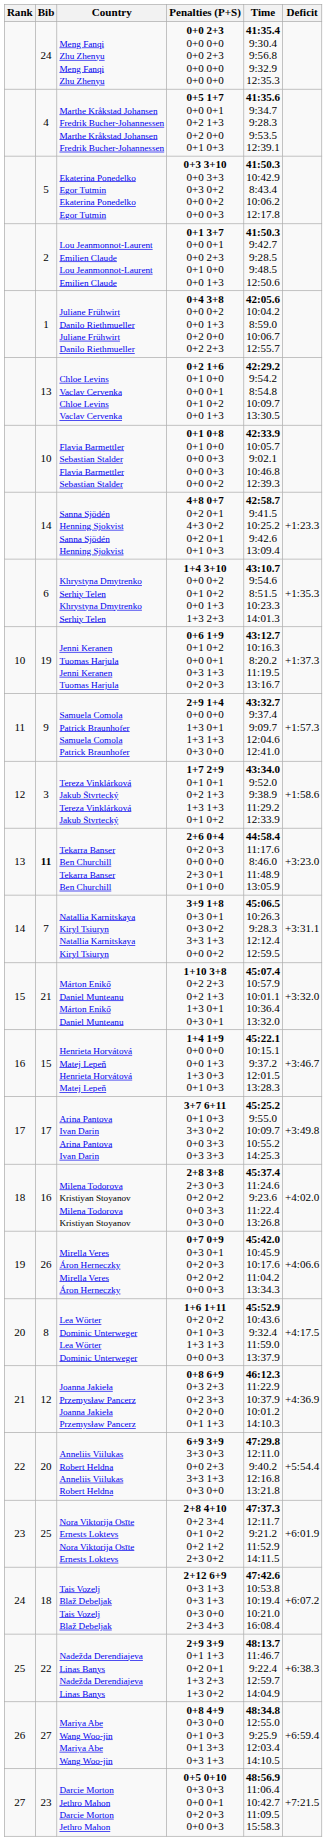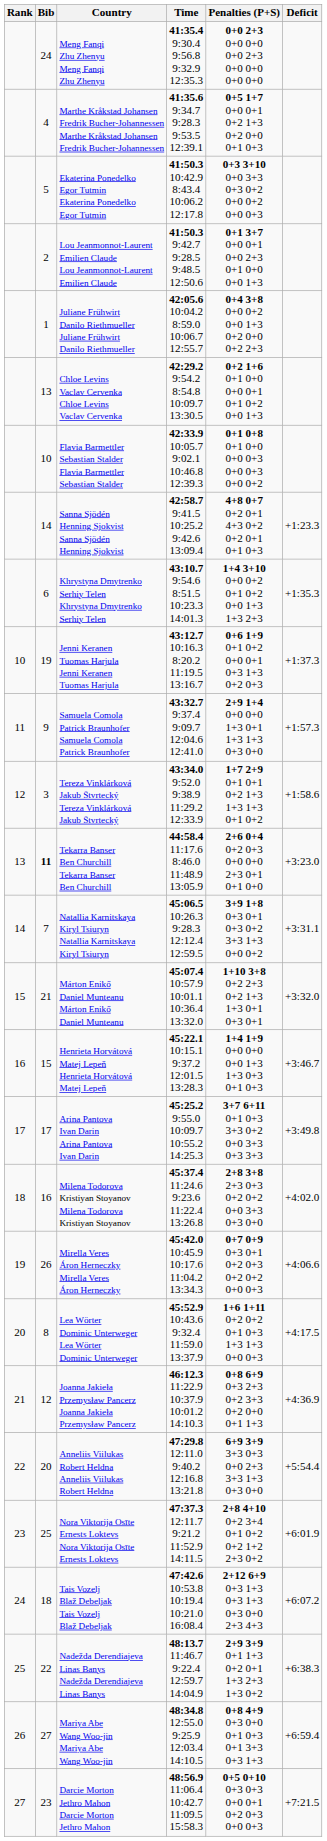columns swapped: (263, 13) <-> (205, 13)
